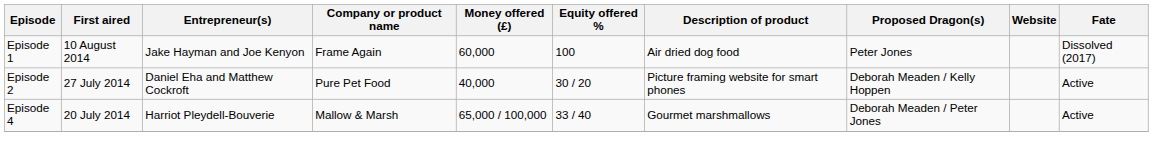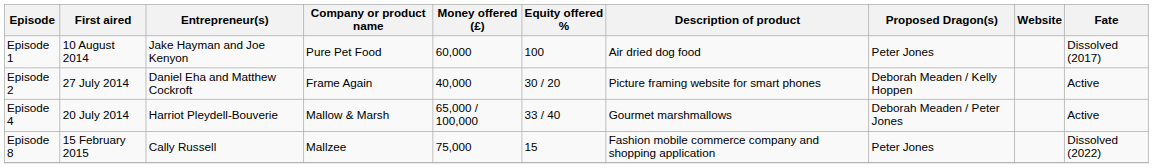(348, 51) Frame Again -> (344, 51) Pure Pet Food
(353, 83) Pure Pet Food -> (339, 83) Frame Again
+ row: (28, 146)
